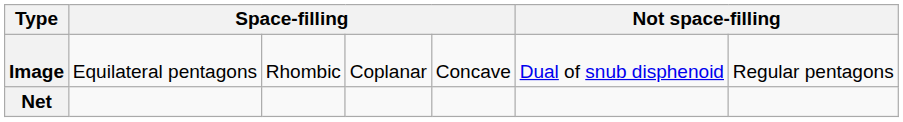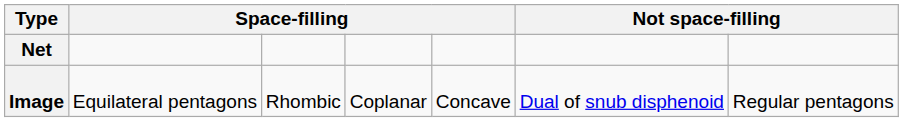rows swapped: (37, 71) <-> (37, 101)
